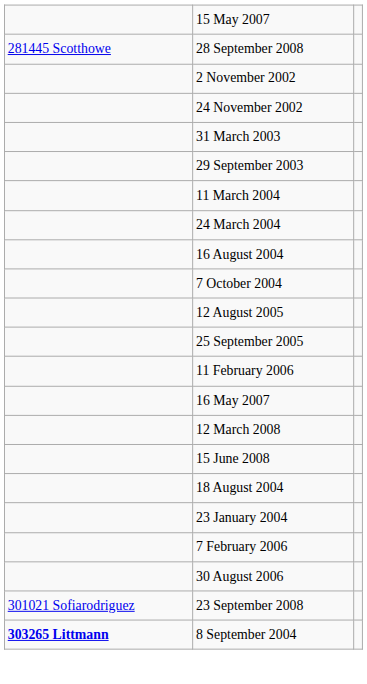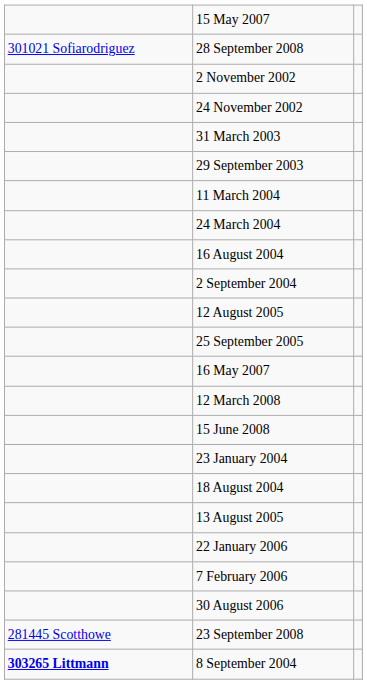(59, 48) 281445 Scotthowe -> (71, 48) 301021 Sofiarodriguez
+ row: (246, 283)
- row: (239, 283)
- row: (245, 371)
rows swapped: (242, 517) <-> (240, 488)
+ row: (240, 517)
+ row: (242, 546)
(71, 605) 301021 Sofiarodriguez -> (59, 634) 281445 Scotthowe
